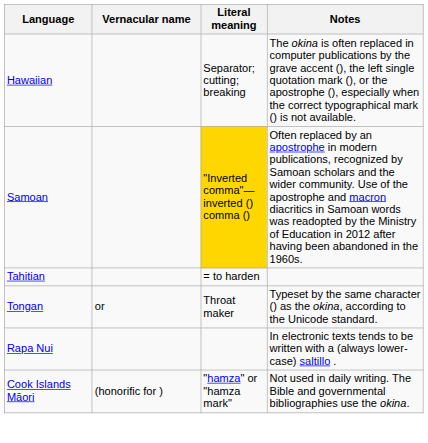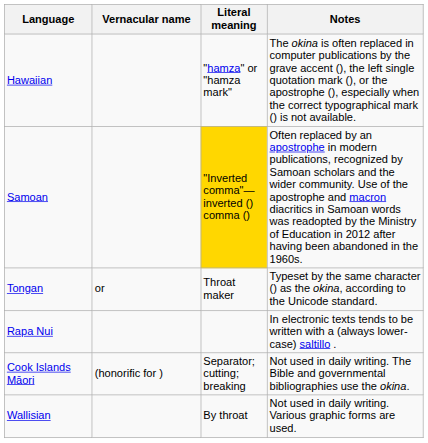(229, 80) Separator; cutting; breaking -> (230, 80) "hamza" or "hamza mark"
- row: (26, 276)
(230, 391) "hamza" or "hamza mark" -> (229, 374) Separator; cutting; breaking
+ row: (29, 416)
